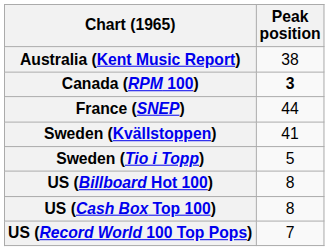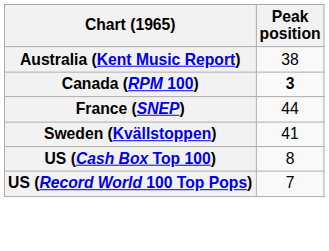- row: (130, 158)
- row: (130, 183)
